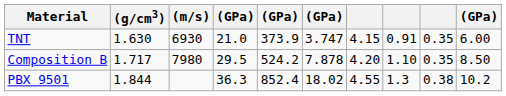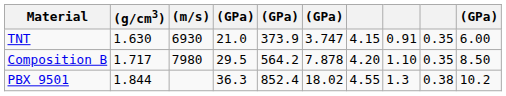(280, 60) 524.2 -> (280, 60) 564.2
